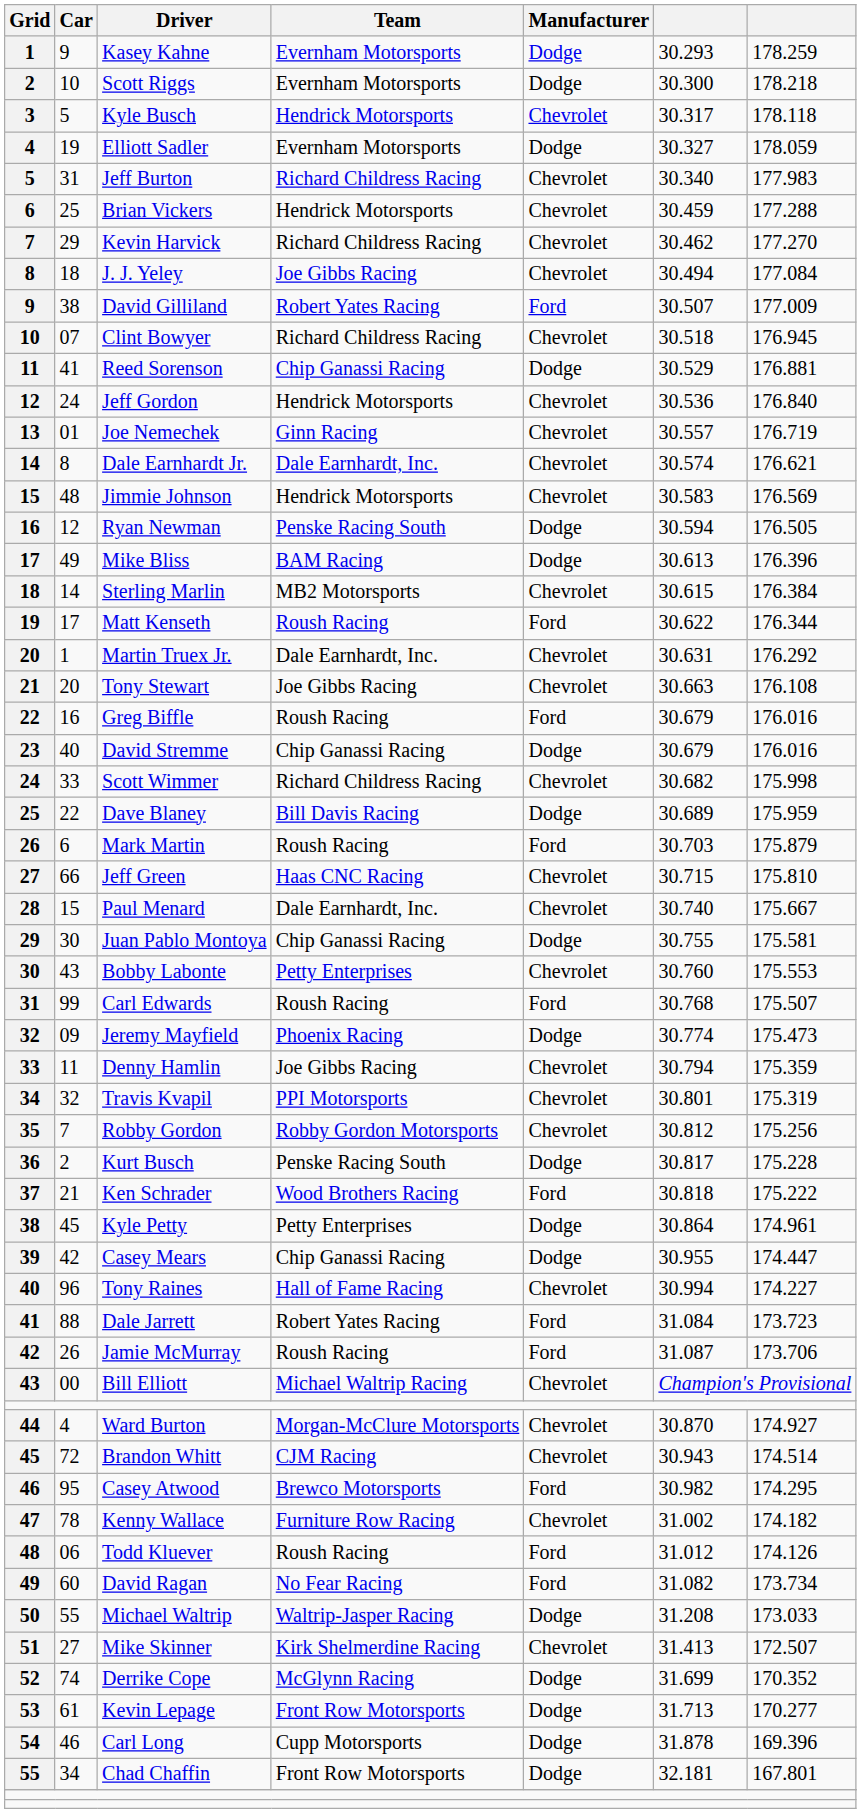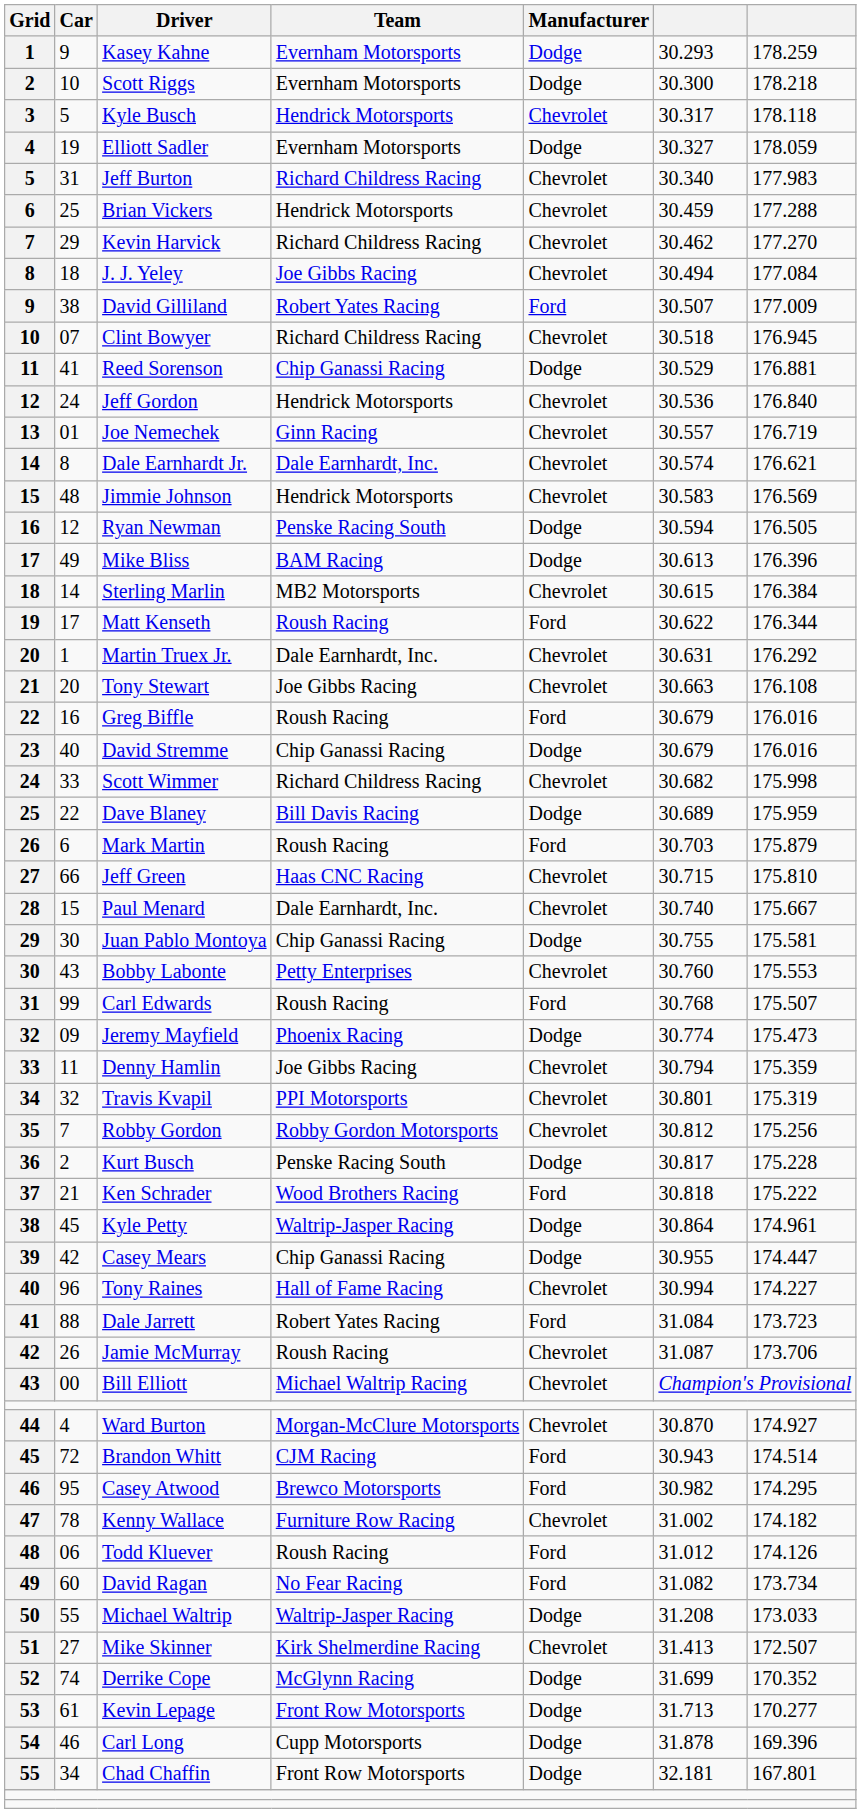(344, 1225) Petty Enterprises -> (365, 1225) Waltrip-Jasper Racing
(547, 1352) Ford -> (568, 1352) Chevrolet
(568, 1456) Chevrolet -> (547, 1456) Ford
